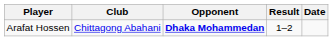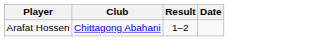- column: (215, 12)
